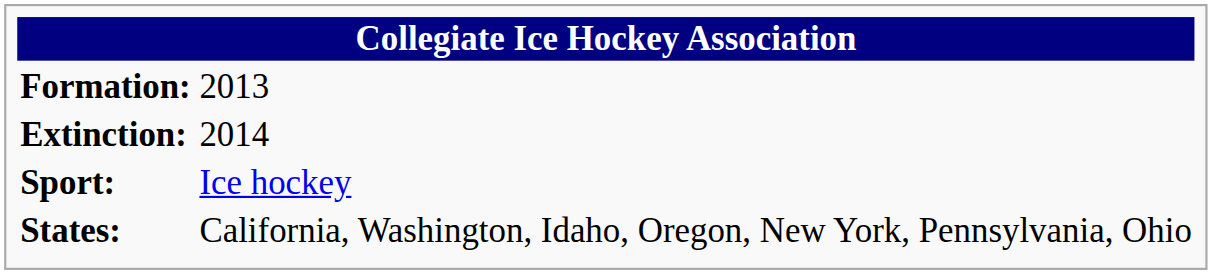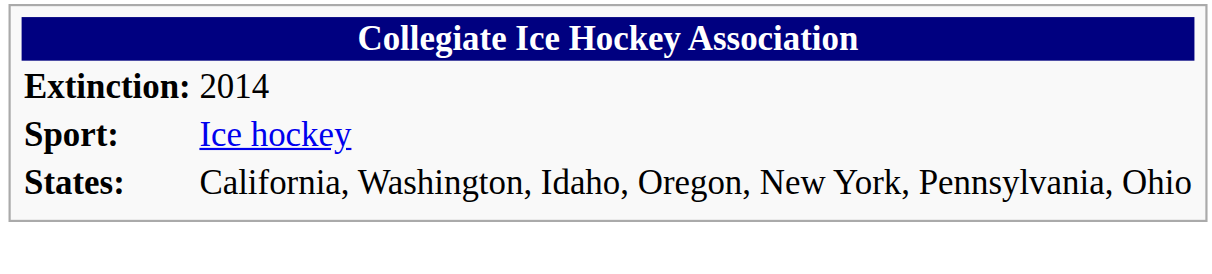- row: (105, 86)
